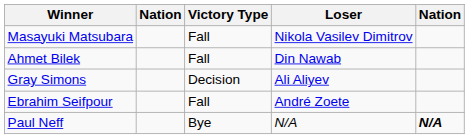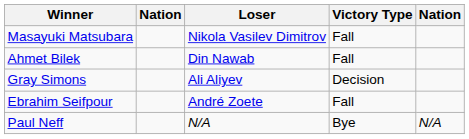columns swapped: (228, 15) <-> (344, 15)
(431, 123) bold -> (430, 123) normal
